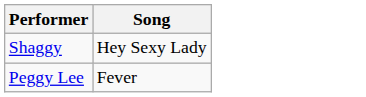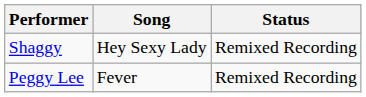+ column: (286, 18)
